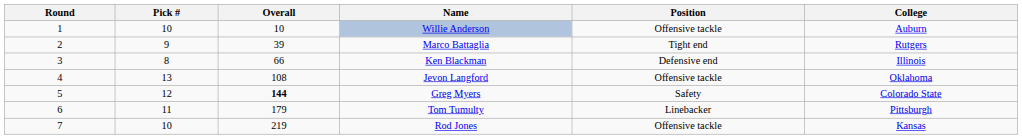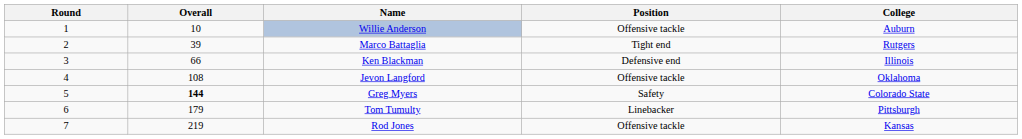- column: (167, 12)
